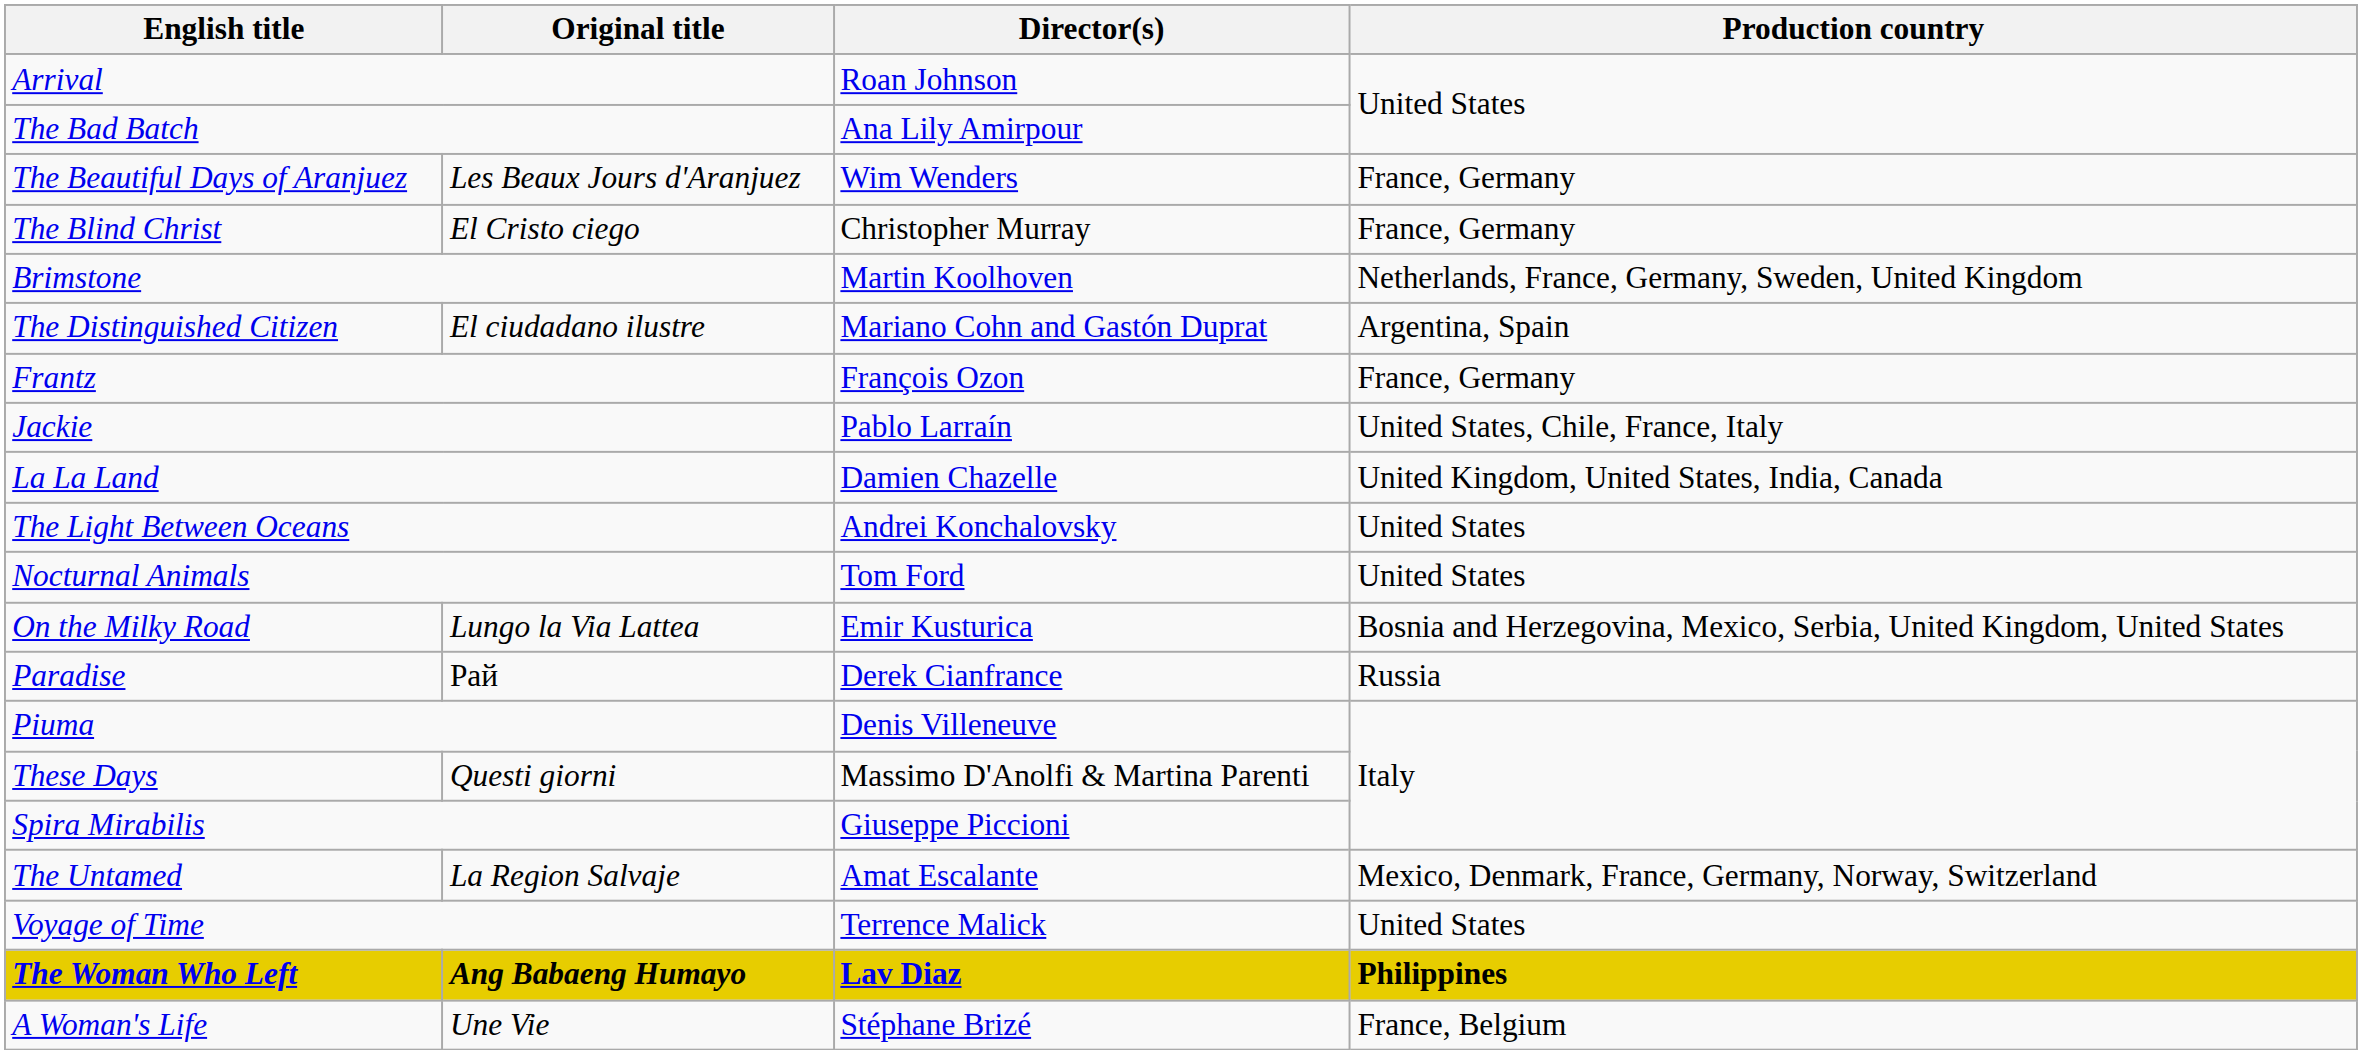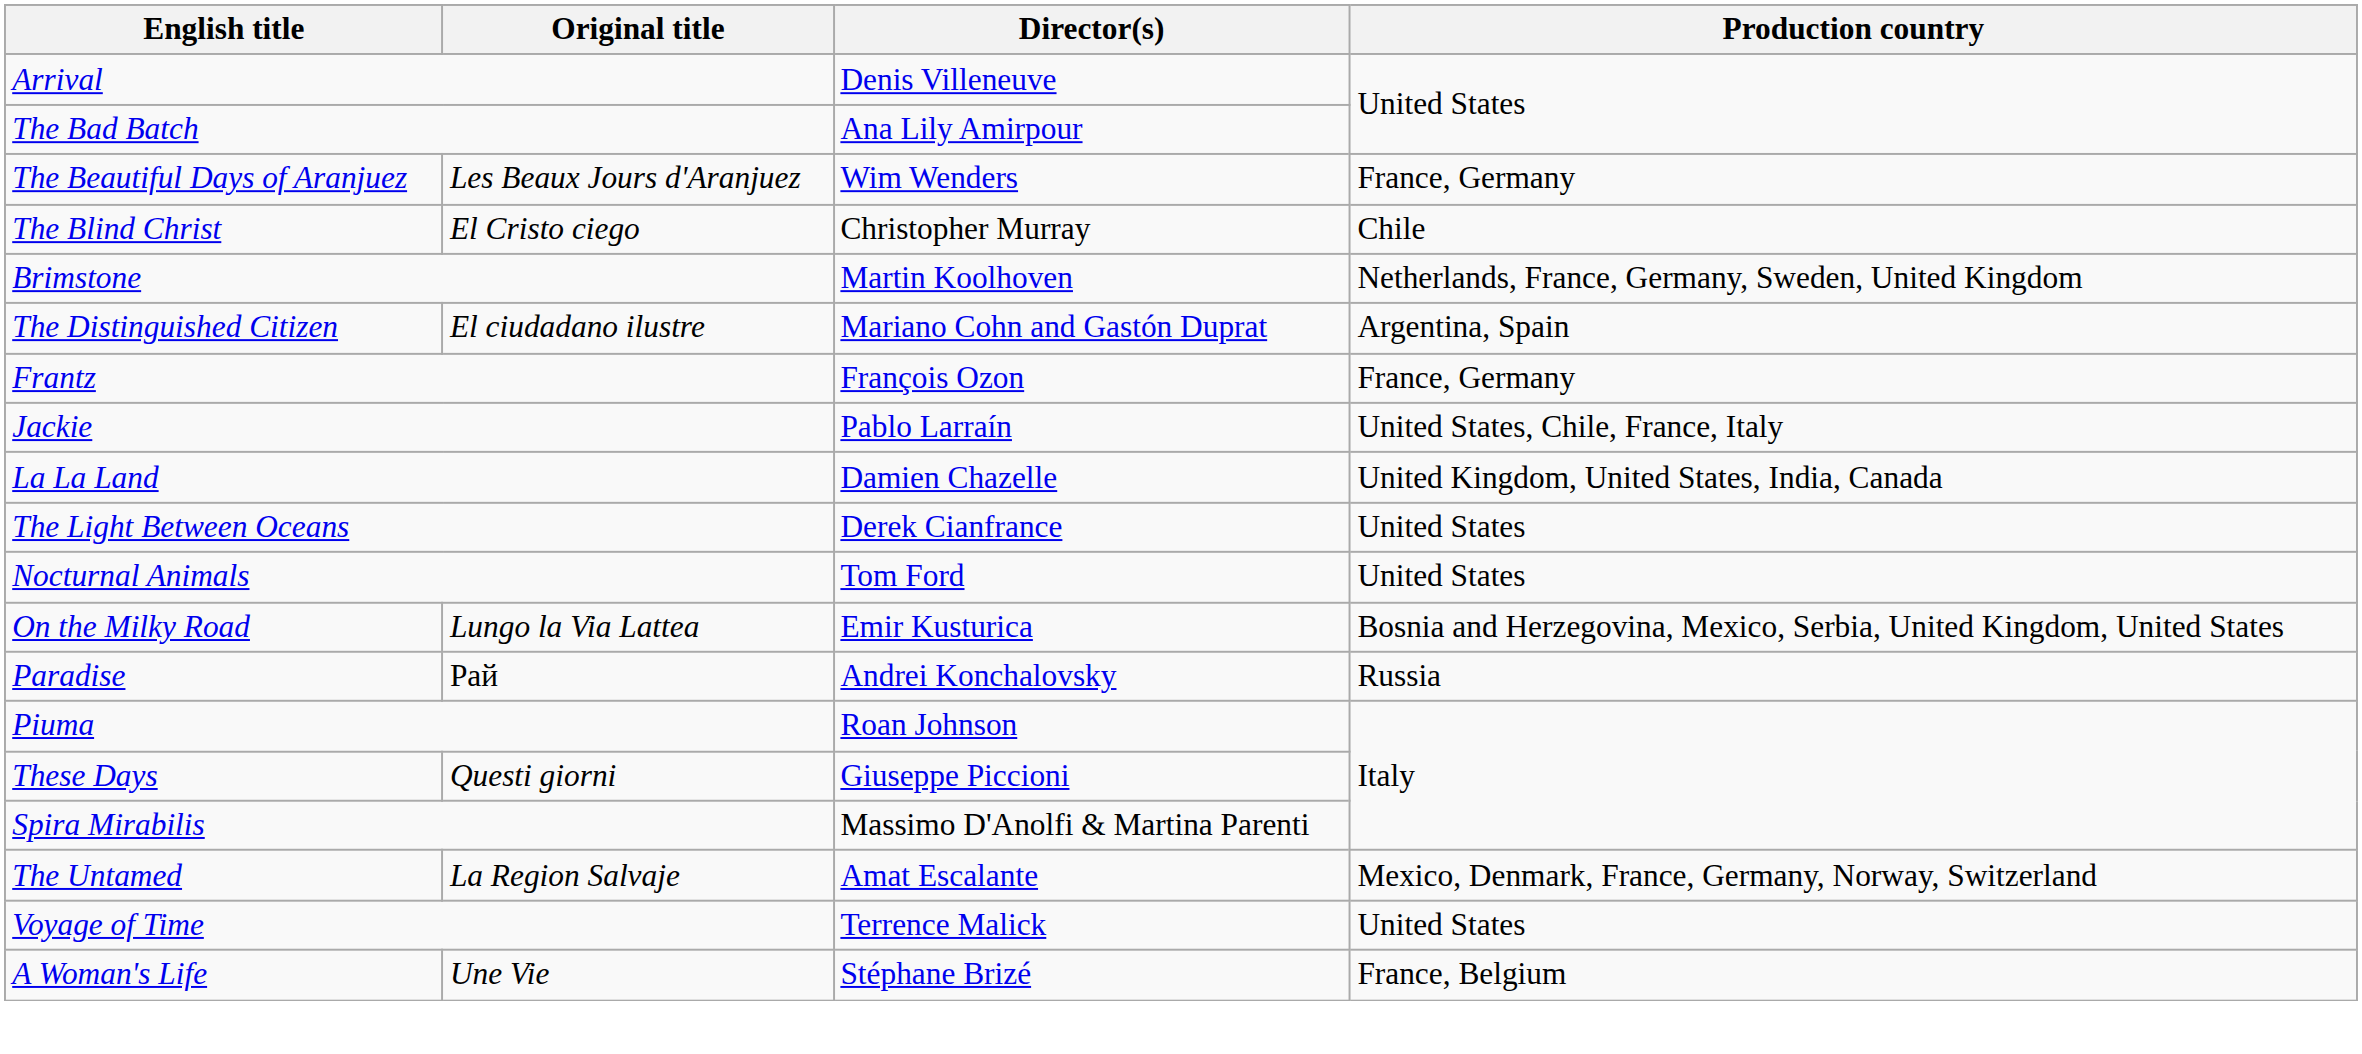(929, 79) Roan Johnson -> (948, 79) Denis Villeneuve
(1466, 228) France, Germany -> (1391, 228) Chile
(978, 526) Andrei Konchalovsky -> (951, 526) Derek Cianfrance
(951, 675) Derek Cianfrance -> (978, 675) Andrei Konchalovsky
(948, 725) Denis Villeneuve -> (929, 725) Roan Johnson
(1075, 775) Massimo D'Anolfi & Martina Parenti -> (955, 775) Giuseppe Piccioni
(955, 825) Giuseppe Piccioni -> (1075, 825) Massimo D'Anolfi & Martina Parenti
- row: (155, 974)
